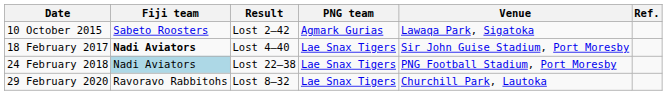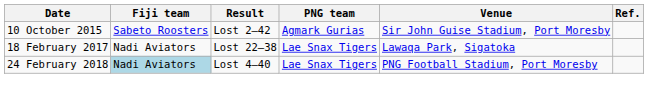(468, 30) Lawaqa Park, Sigatoka -> (496, 30) Sir John Guise Stadium, Port Moresby
(155, 47) bold -> (155, 47) normal
(261, 47) Lost 4–40 -> (245, 47) Lost 22–38
(515, 47) Sir John Guise Stadium, Port Moresby -> (449, 47) Lawaqa Park, Sigatoka
(264, 64) Lost 22–38 -> (242, 64) Lost 4–40
- row: (58, 82)
